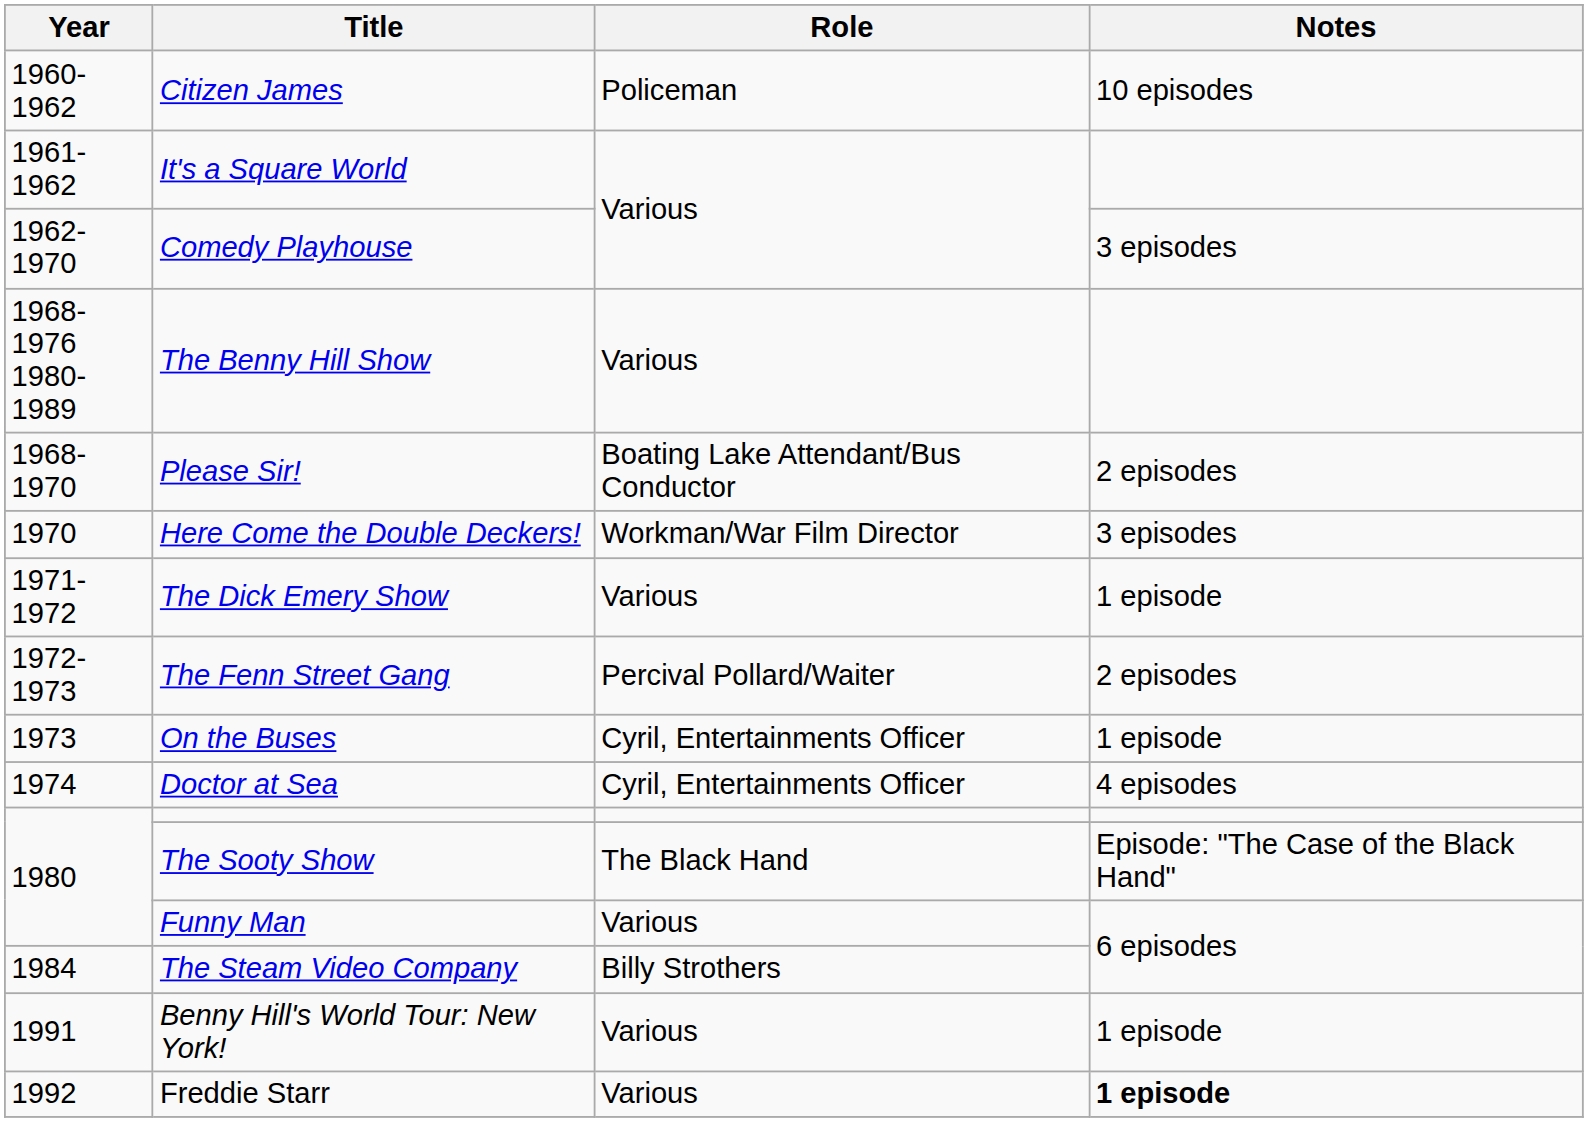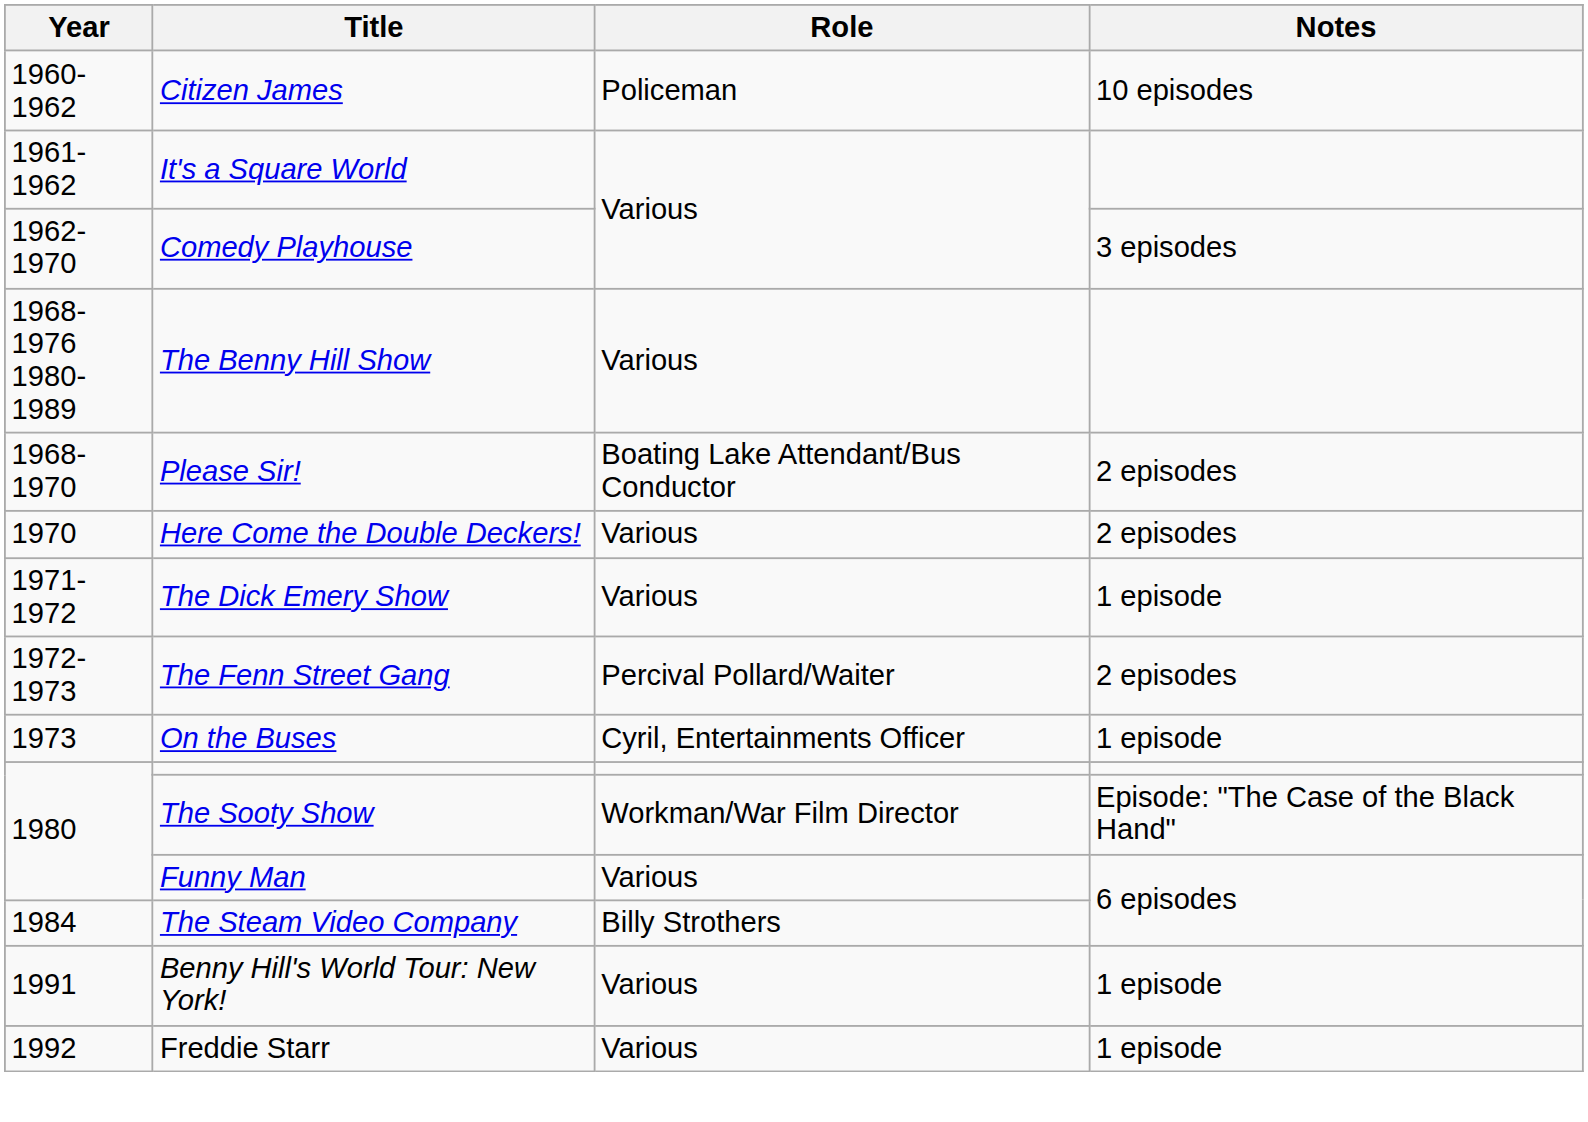(780, 534) Workman/War Film Director -> (650, 534) Various
(1166, 534) 3 episodes -> (1166, 534) 2 episodes
- row: (249, 784)
(705, 860) The Black Hand -> (780, 814) Workman/War Film Director
(1163, 1094) bold -> (1159, 1047) normal
